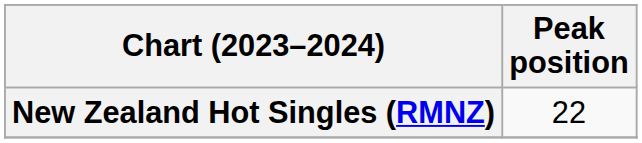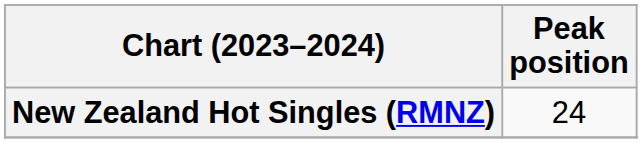(569, 112) 22 -> (569, 112) 24
